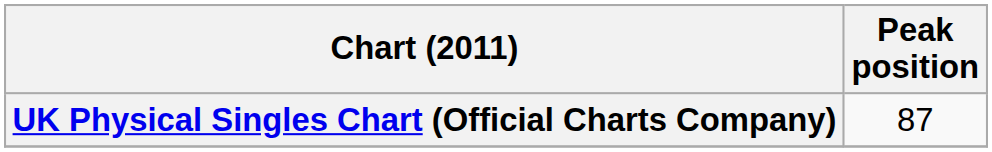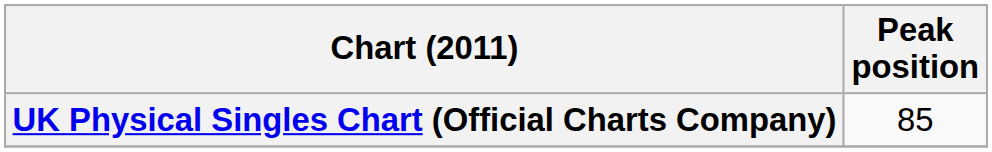(915, 119) 87 -> (915, 119) 85
